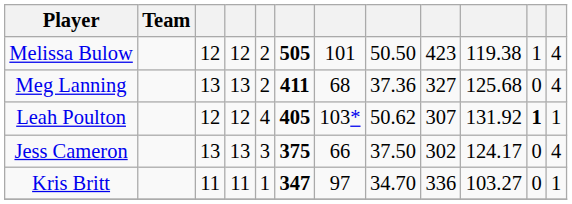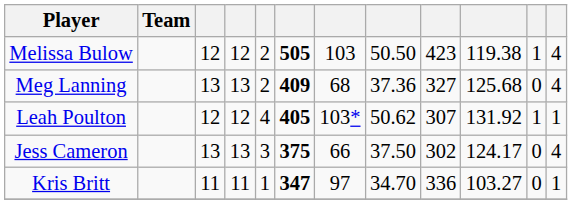(340, 53) 101 -> (340, 53) 103
(295, 85) 411 -> (295, 85) 409
(537, 118) bold -> (537, 118) normal
